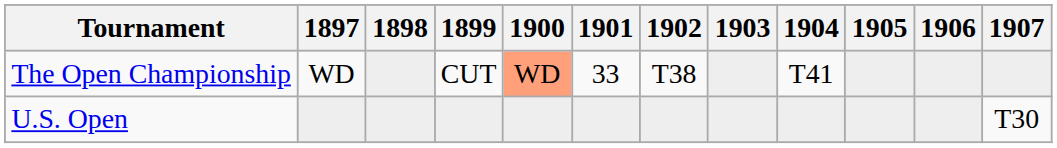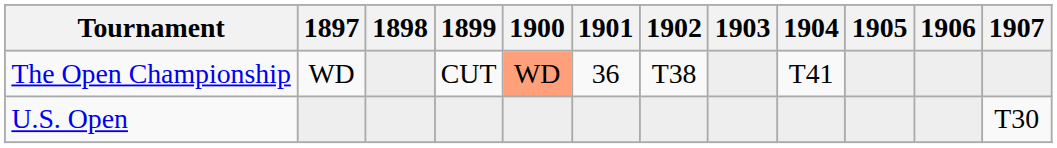(606, 73) 33 -> (606, 73) 36
